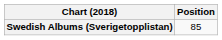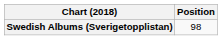(196, 27) 85 -> (196, 27) 98
